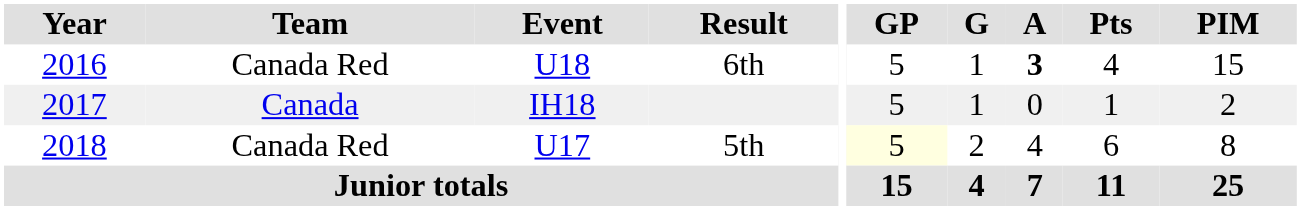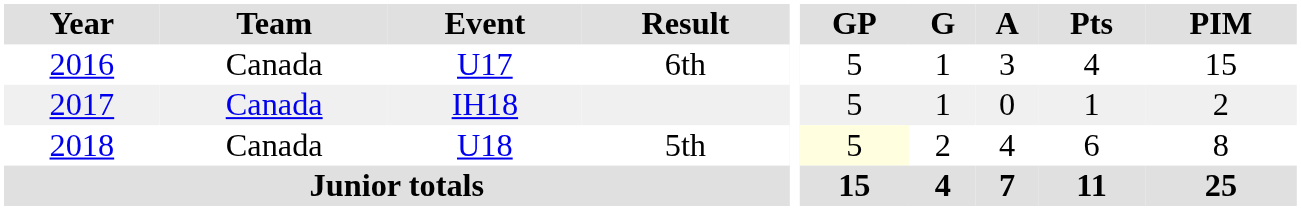(310, 64) Canada Red -> (274, 64) Canada
(562, 64) U18 -> (485, 64) U17
(1035, 64) bold -> (1007, 64) normal
(310, 144) Canada Red -> (274, 144) Canada
(562, 144) U17 -> (485, 144) U18
